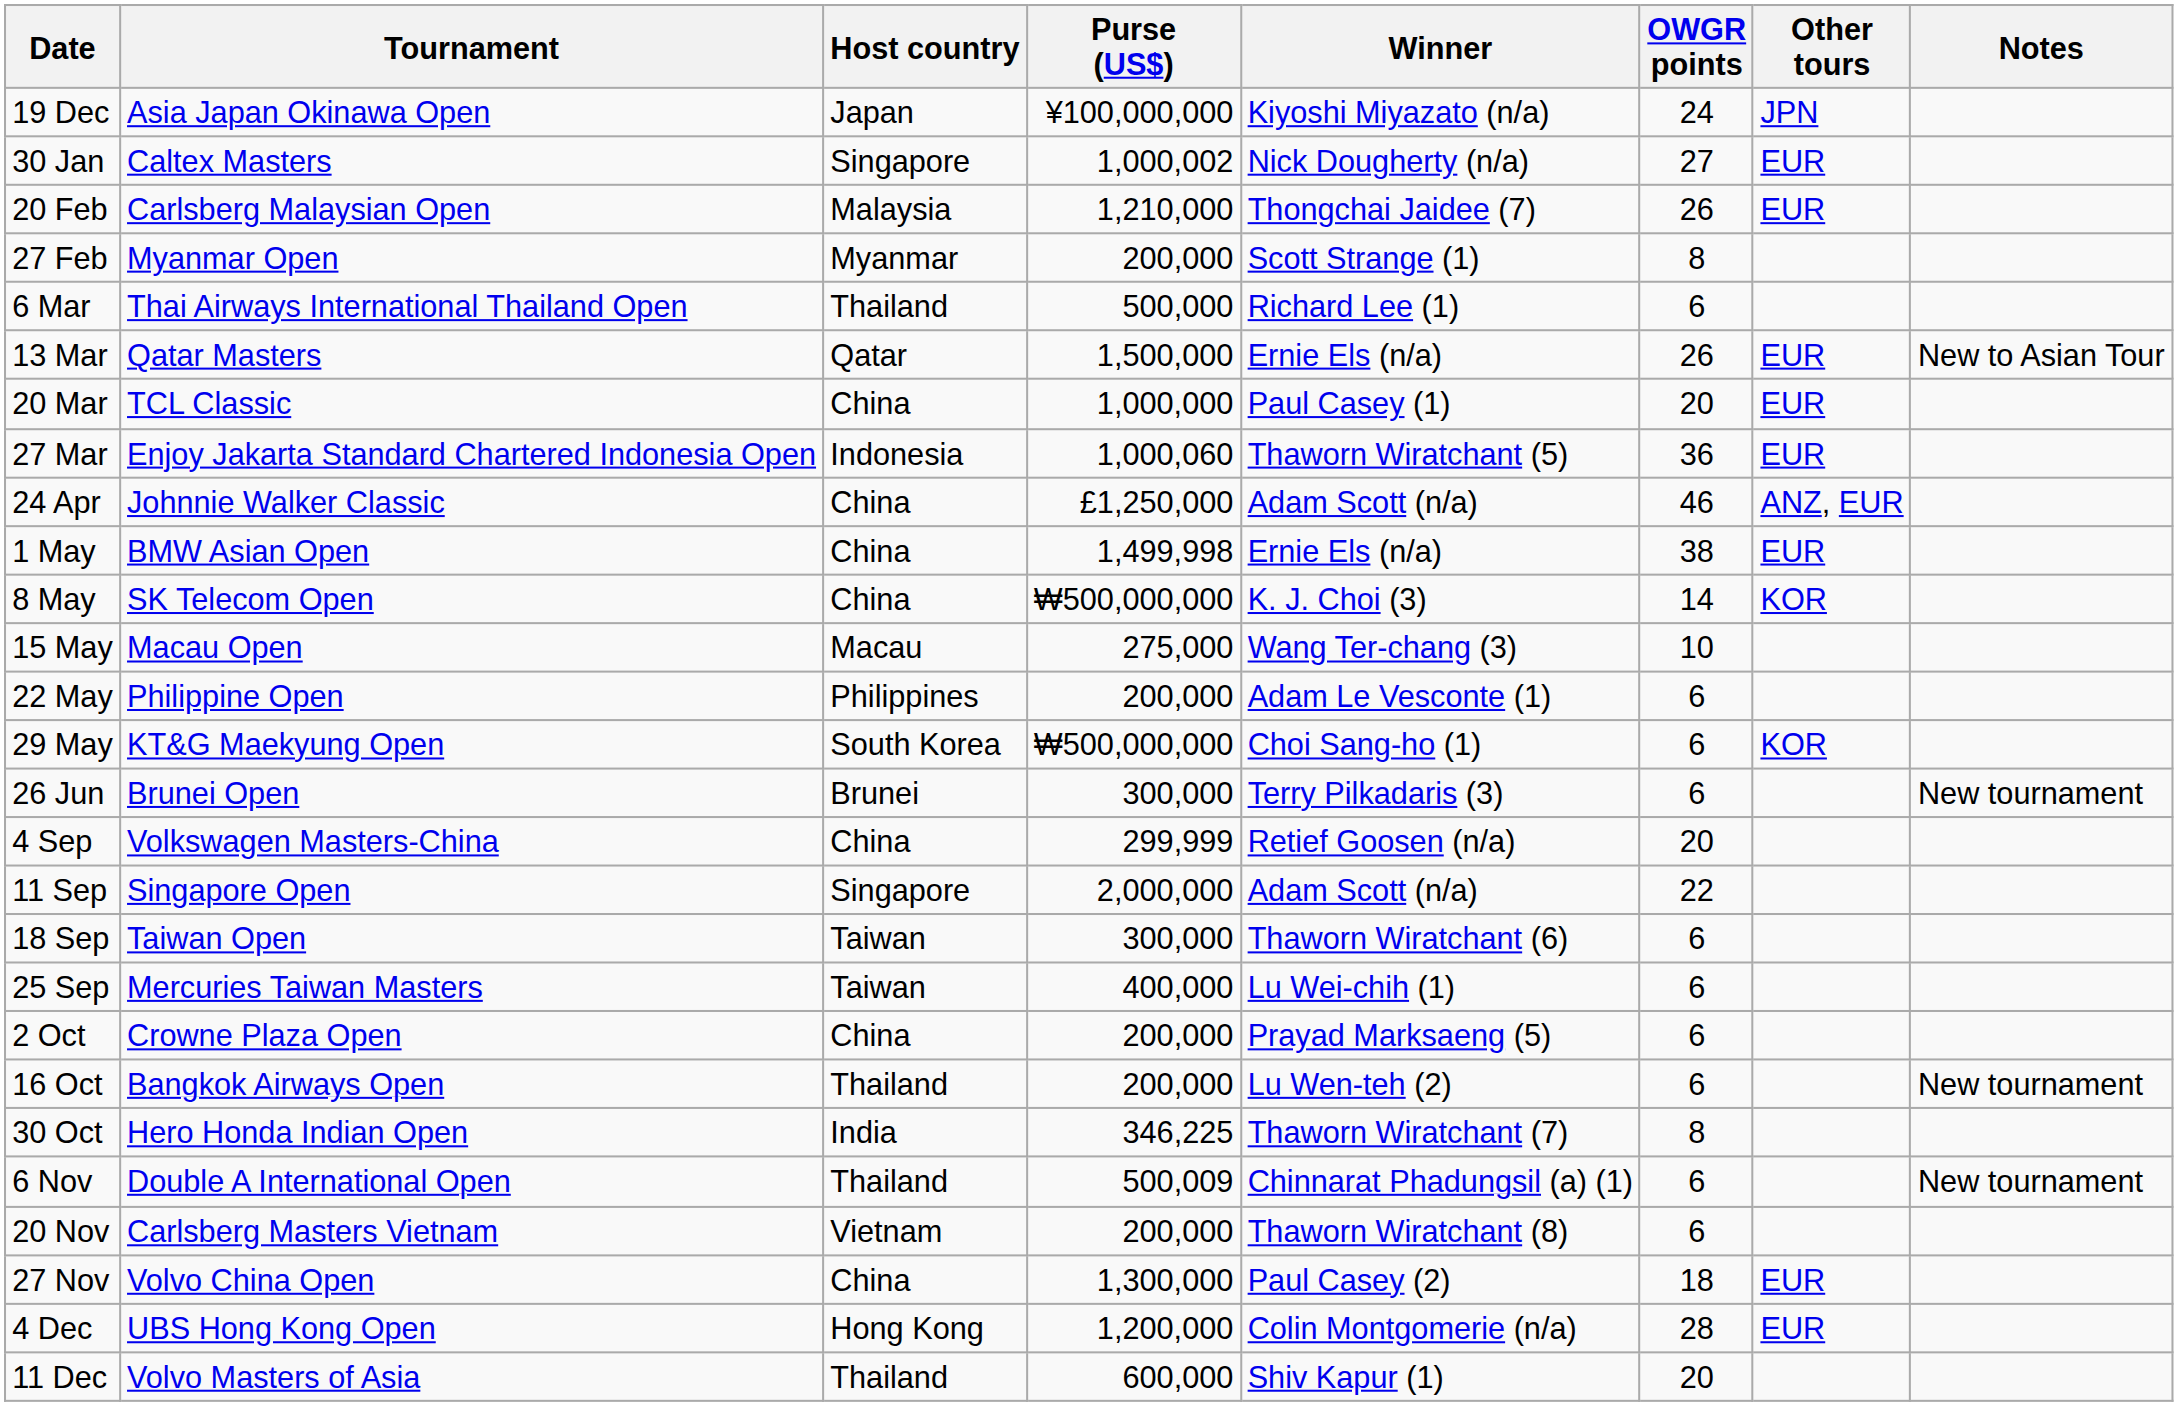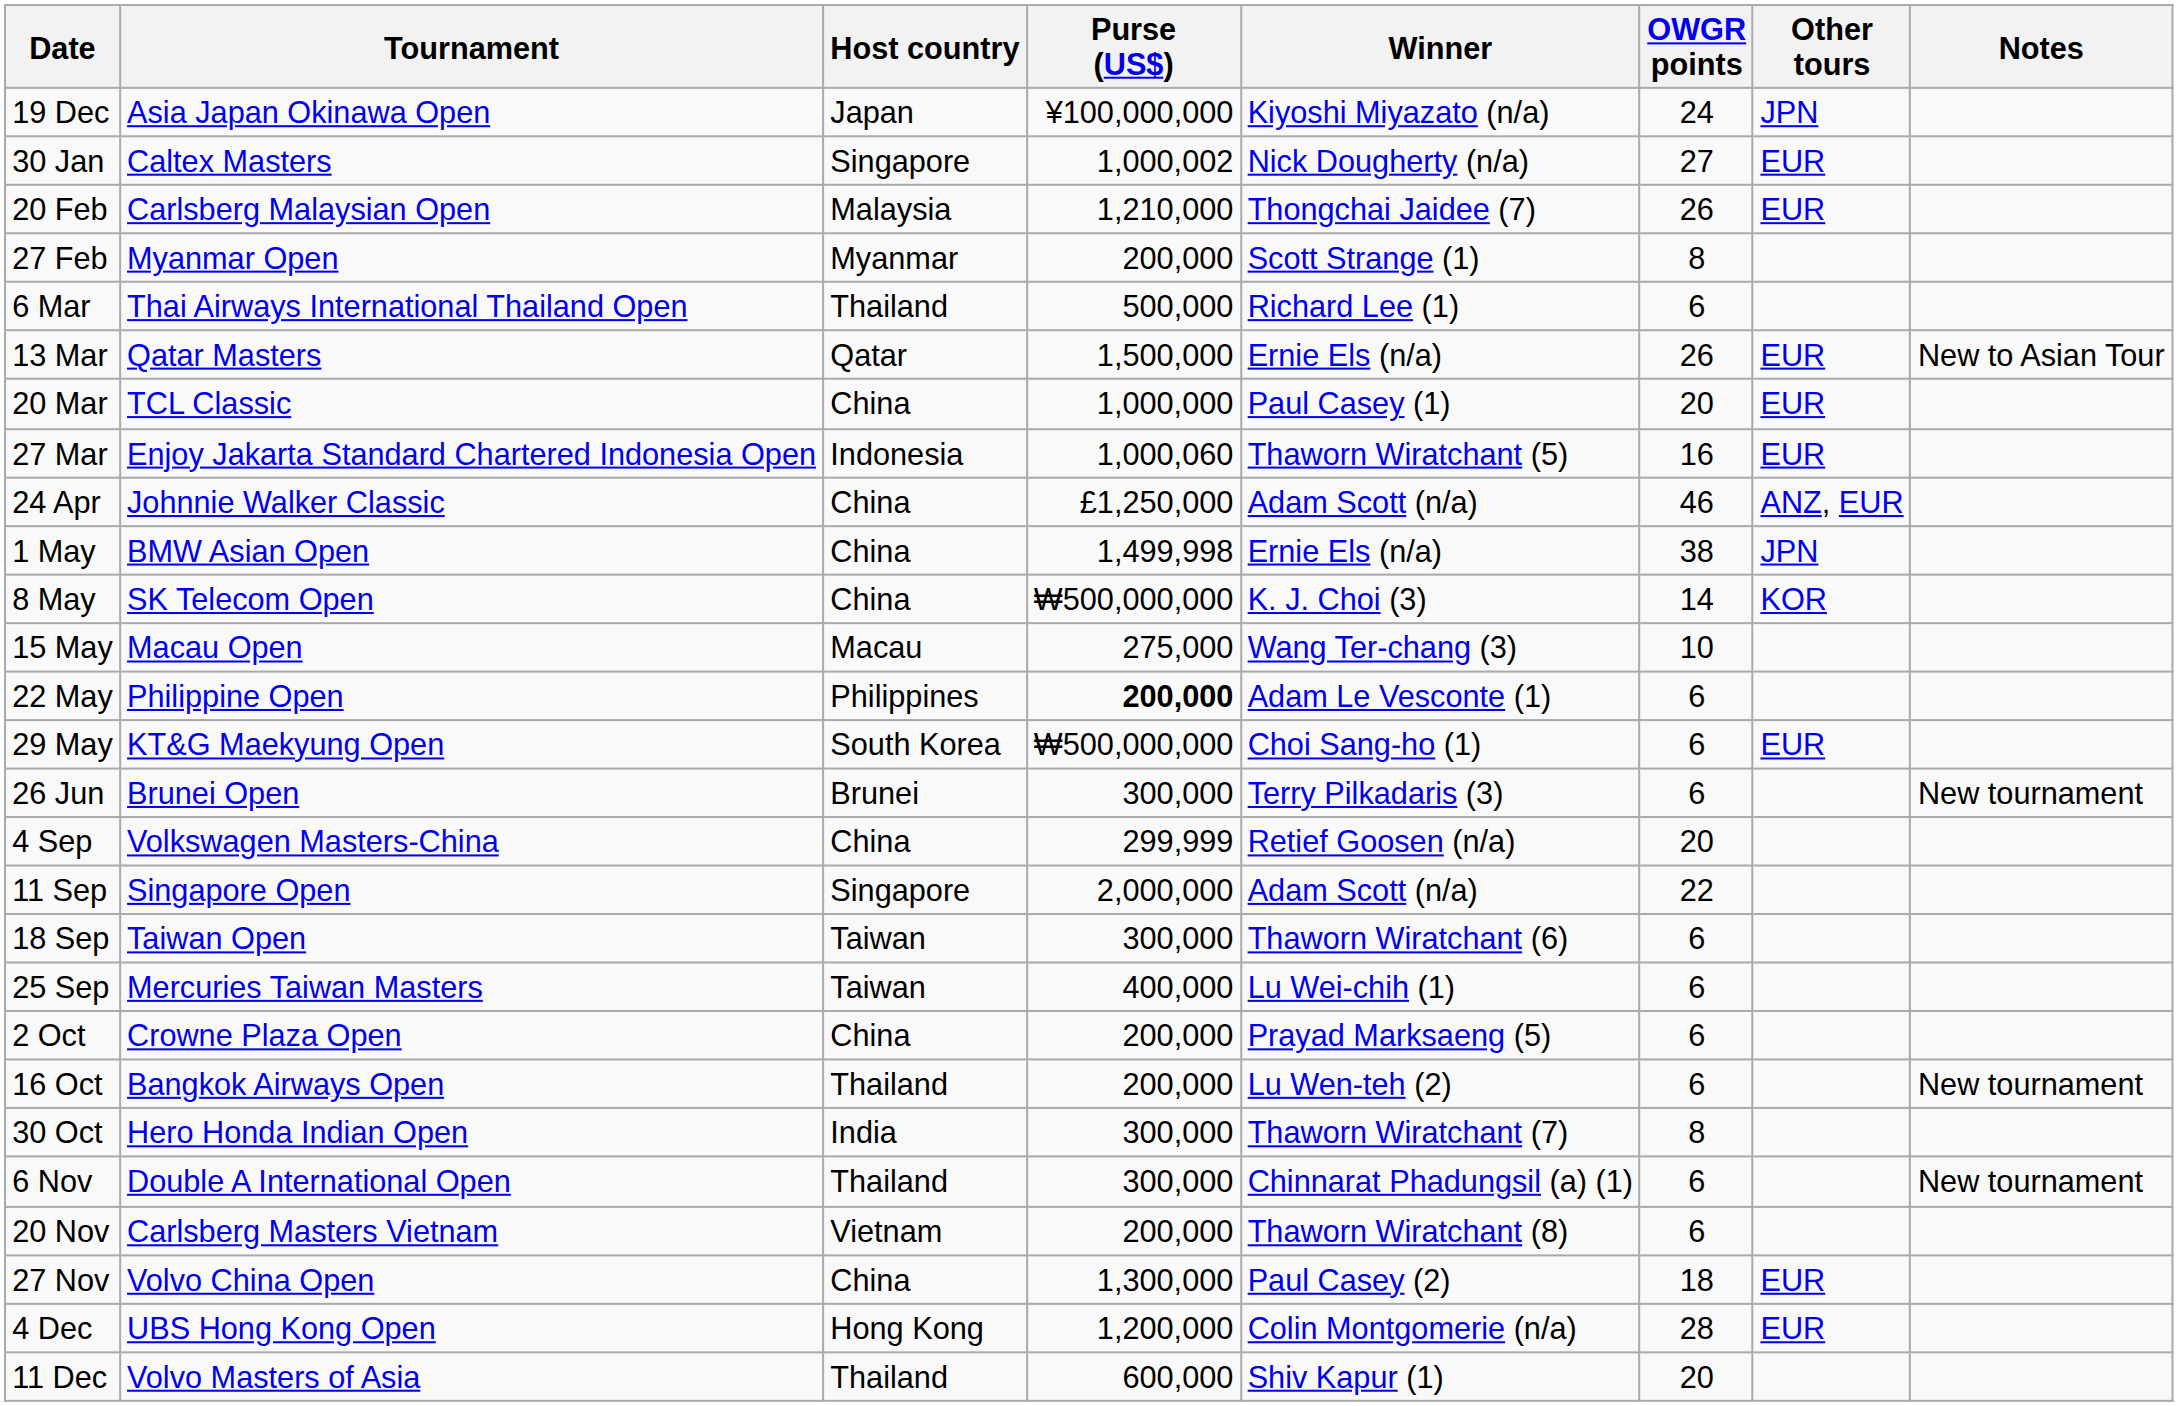(1697, 453) 36 -> (1697, 453) 16
(1793, 550) EUR -> (1789, 550) JPN
(1178, 696) normal -> (1178, 696) bold
(1794, 744) KOR -> (1793, 744) EUR
(1178, 1133) 346,225 -> (1178, 1133) 300,000
(1178, 1182) 500,009 -> (1178, 1182) 300,000
